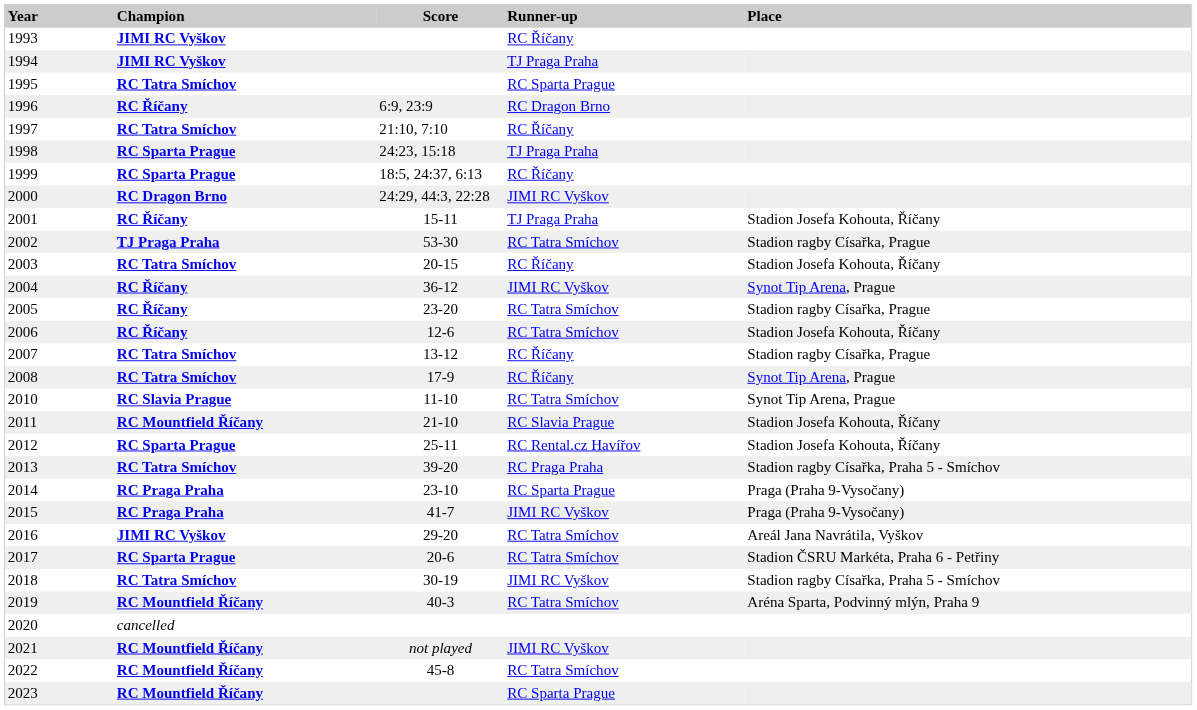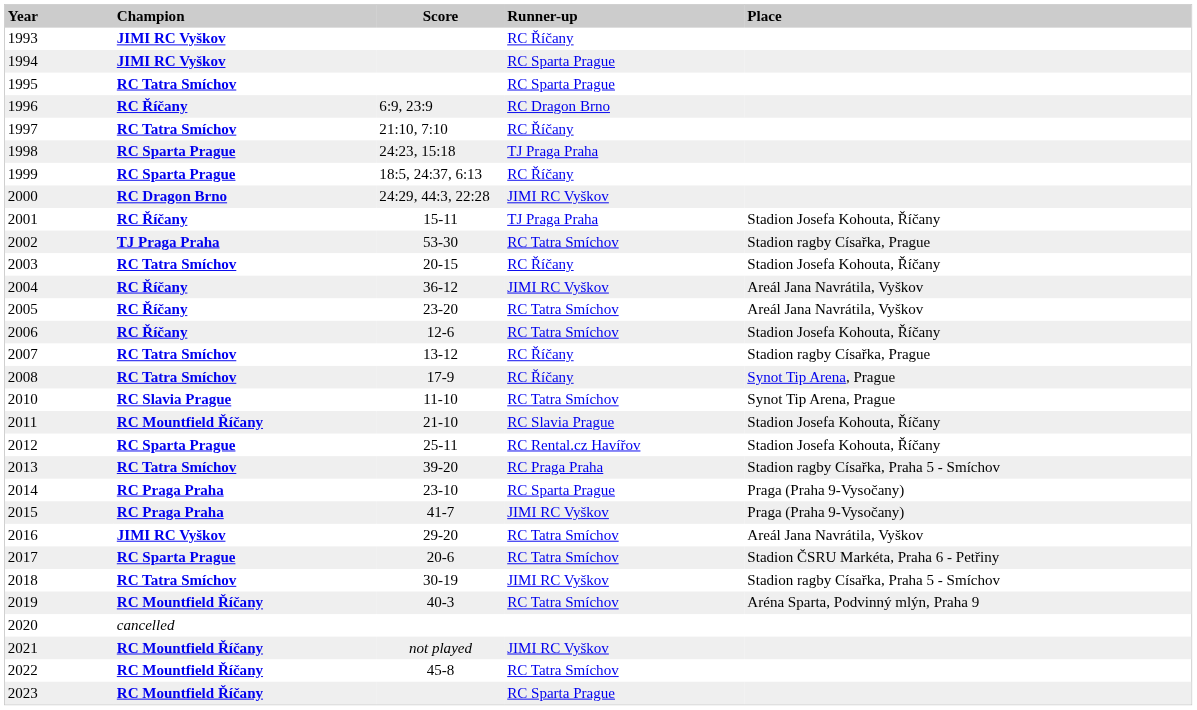(553, 61) TJ Praga Praha -> (561, 61) RC Sparta Prague
(821, 286) Synot Tip Arena, Prague -> (835, 286) Areál Jana Navrátila, Vyškov
(839, 309) Stadion ragby Císařka, Prague -> (835, 309) Areál Jana Navrátila, Vyškov
